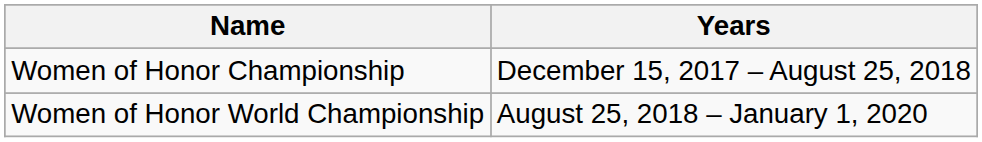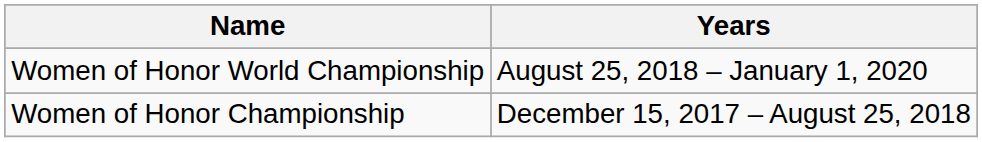rows swapped: (208, 70) <-> (248, 114)
